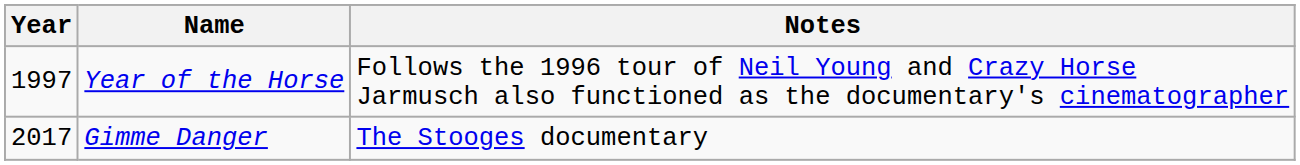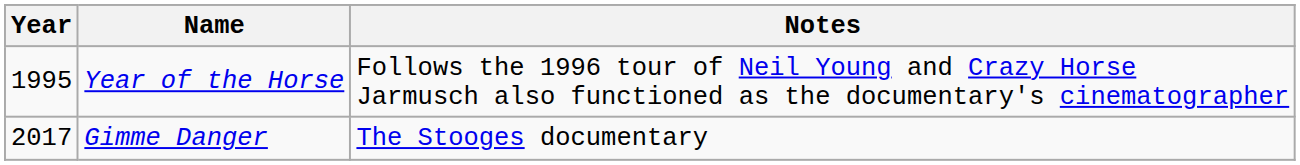(42, 82) 1997 -> (42, 82) 1995
